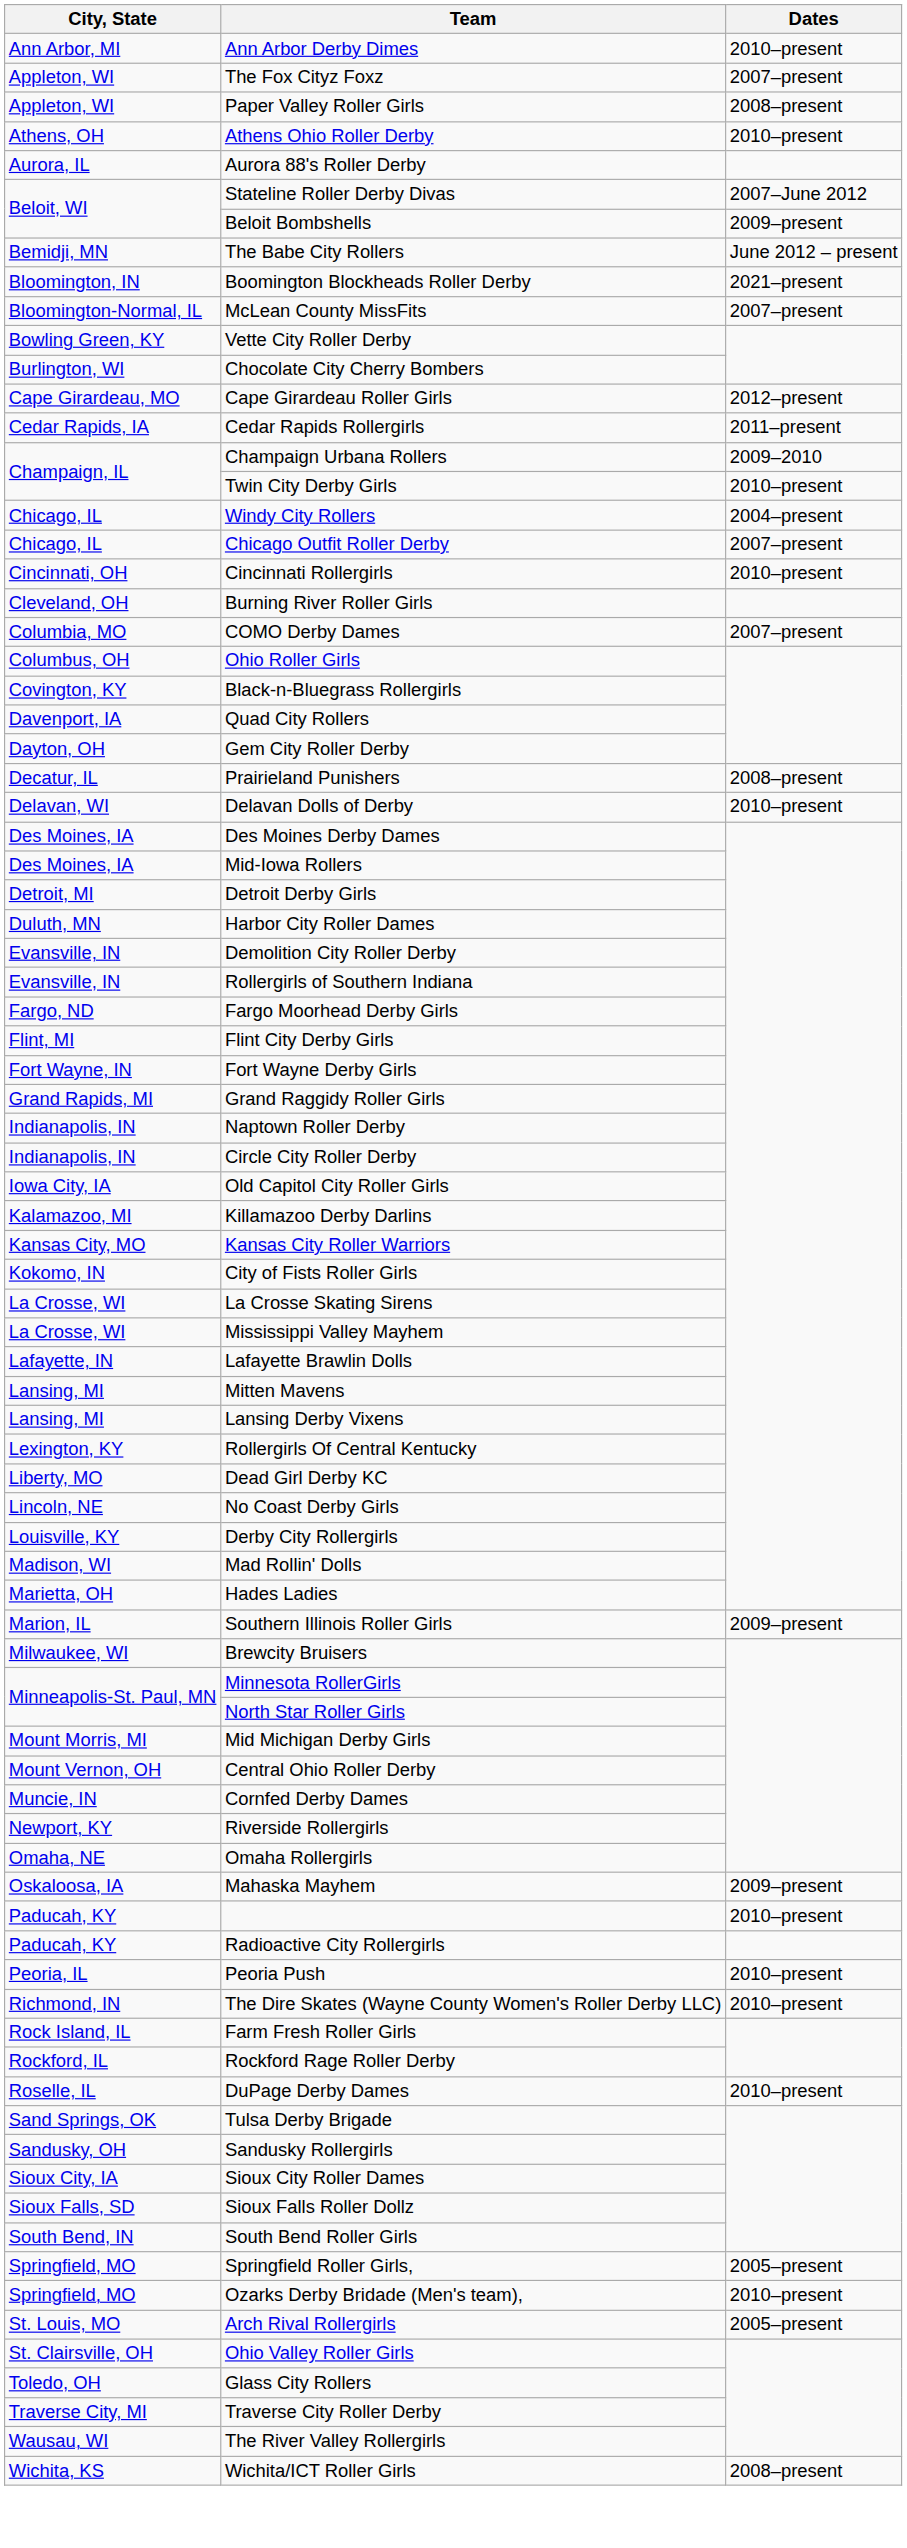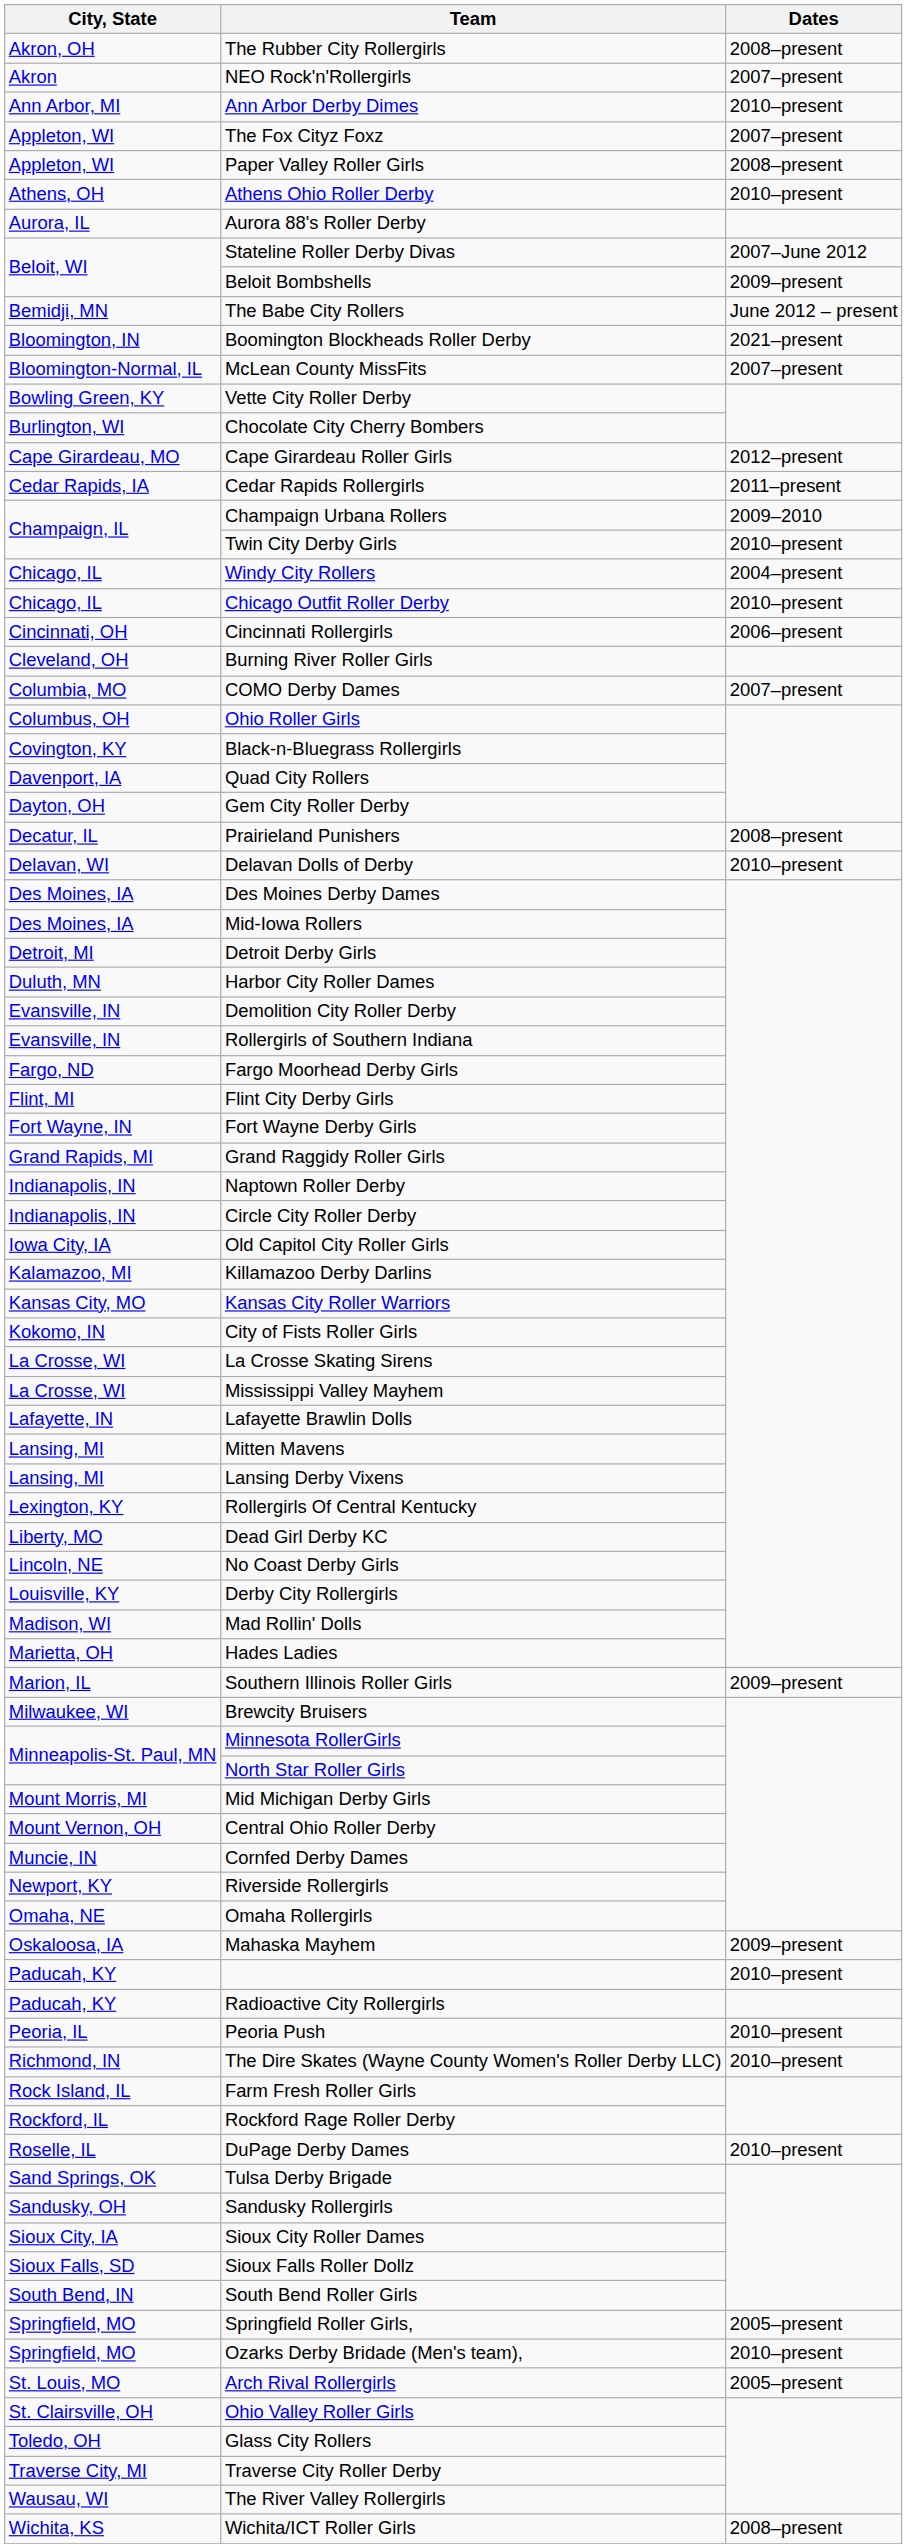+ row: (335, 48)
+ row: (318, 77)
(786, 544) 2007–present -> (786, 602) 2010–present
(786, 573) 2010–present -> (786, 631) 2006–present
